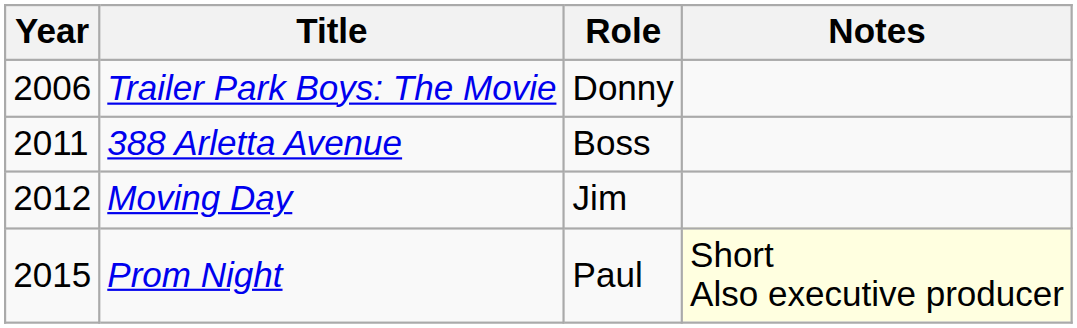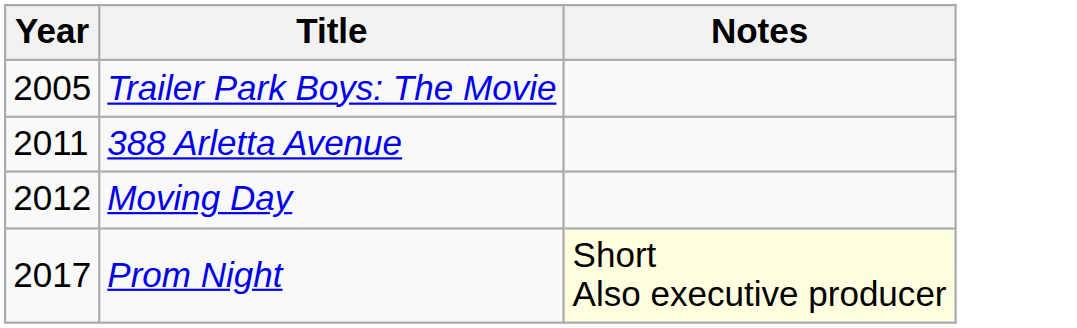- column: (623, 32)
(52, 87) 2006 -> (52, 87) 2005
(52, 274) 2015 -> (52, 274) 2017
